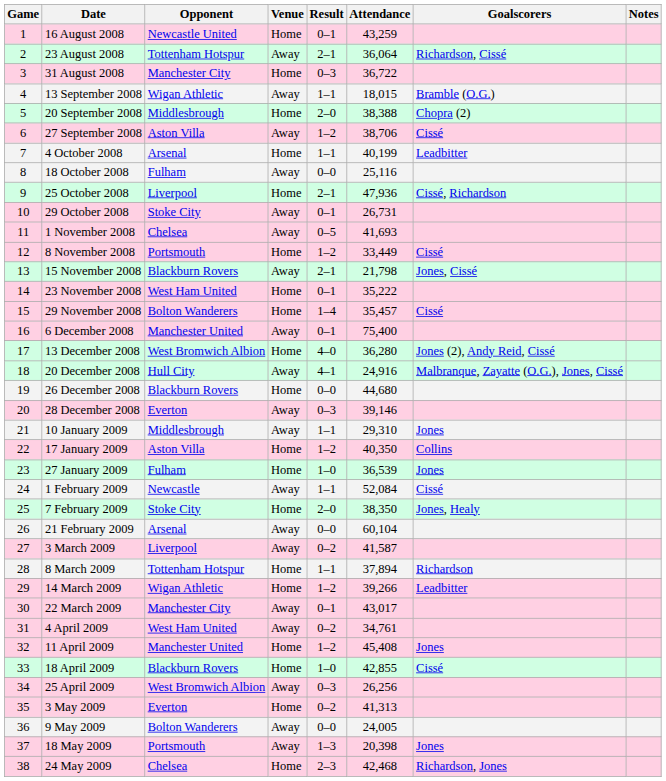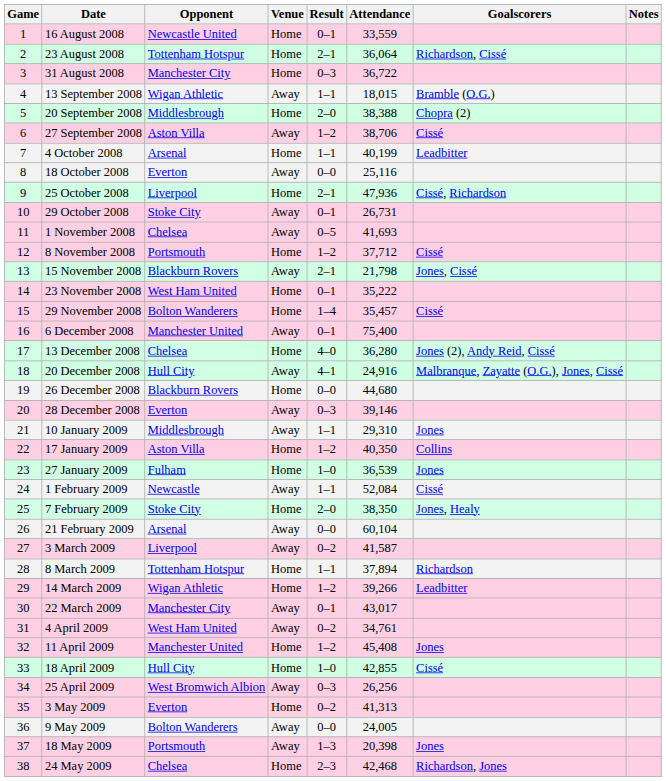(380, 34) 43,259 -> (380, 34) 33,559
(285, 53) Away -> (286, 53) Home
(167, 172) Fulham -> (167, 172) Everton
(380, 251) 33,449 -> (380, 251) 37,712
(206, 350) West Bromwich Albion -> (167, 350) Chelsea
(193, 667) Blackburn Rovers -> (171, 667) Hull City
